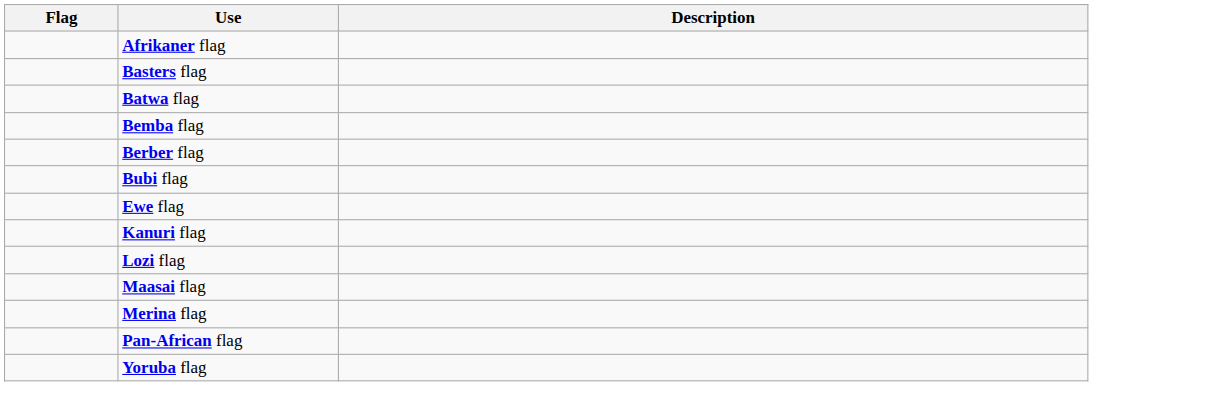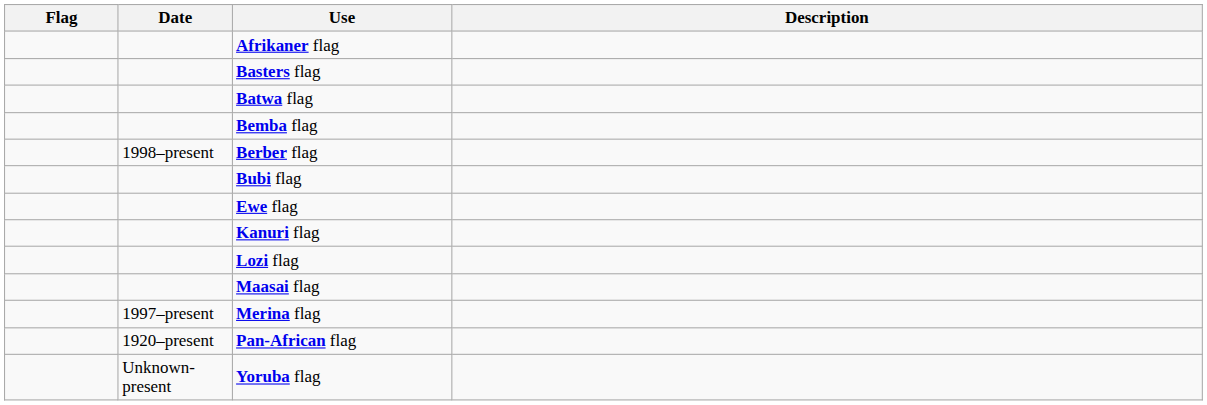+ column: (175, 17)
